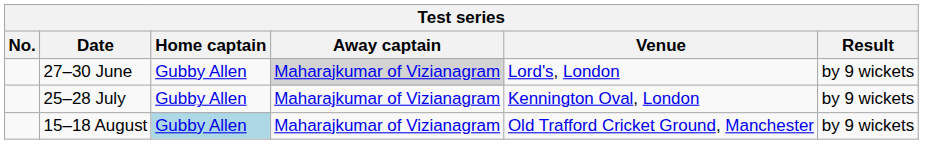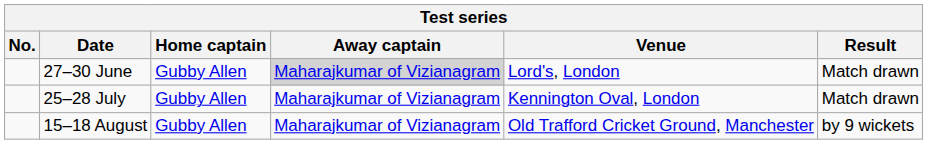(868, 71) by 9 wickets -> (870, 71) Match drawn
(868, 98) by 9 wickets -> (870, 98) Match drawn
(201, 125) lightblue background -> (201, 125) no background
